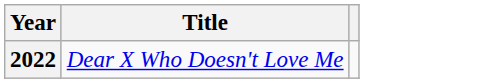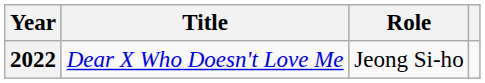+ column: (409, 22)
